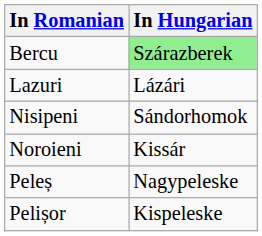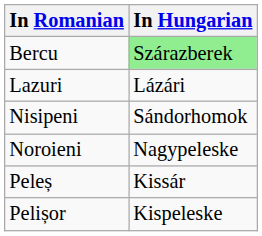(159, 149) Kissár -> (186, 149) Nagypeleske
(186, 181) Nagypeleske -> (159, 181) Kissár
